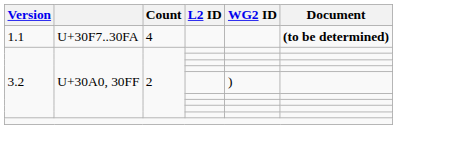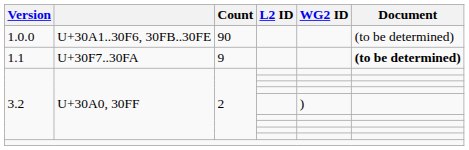+ row: (21, 36)
(149, 36) 4 -> (221, 57) 9
